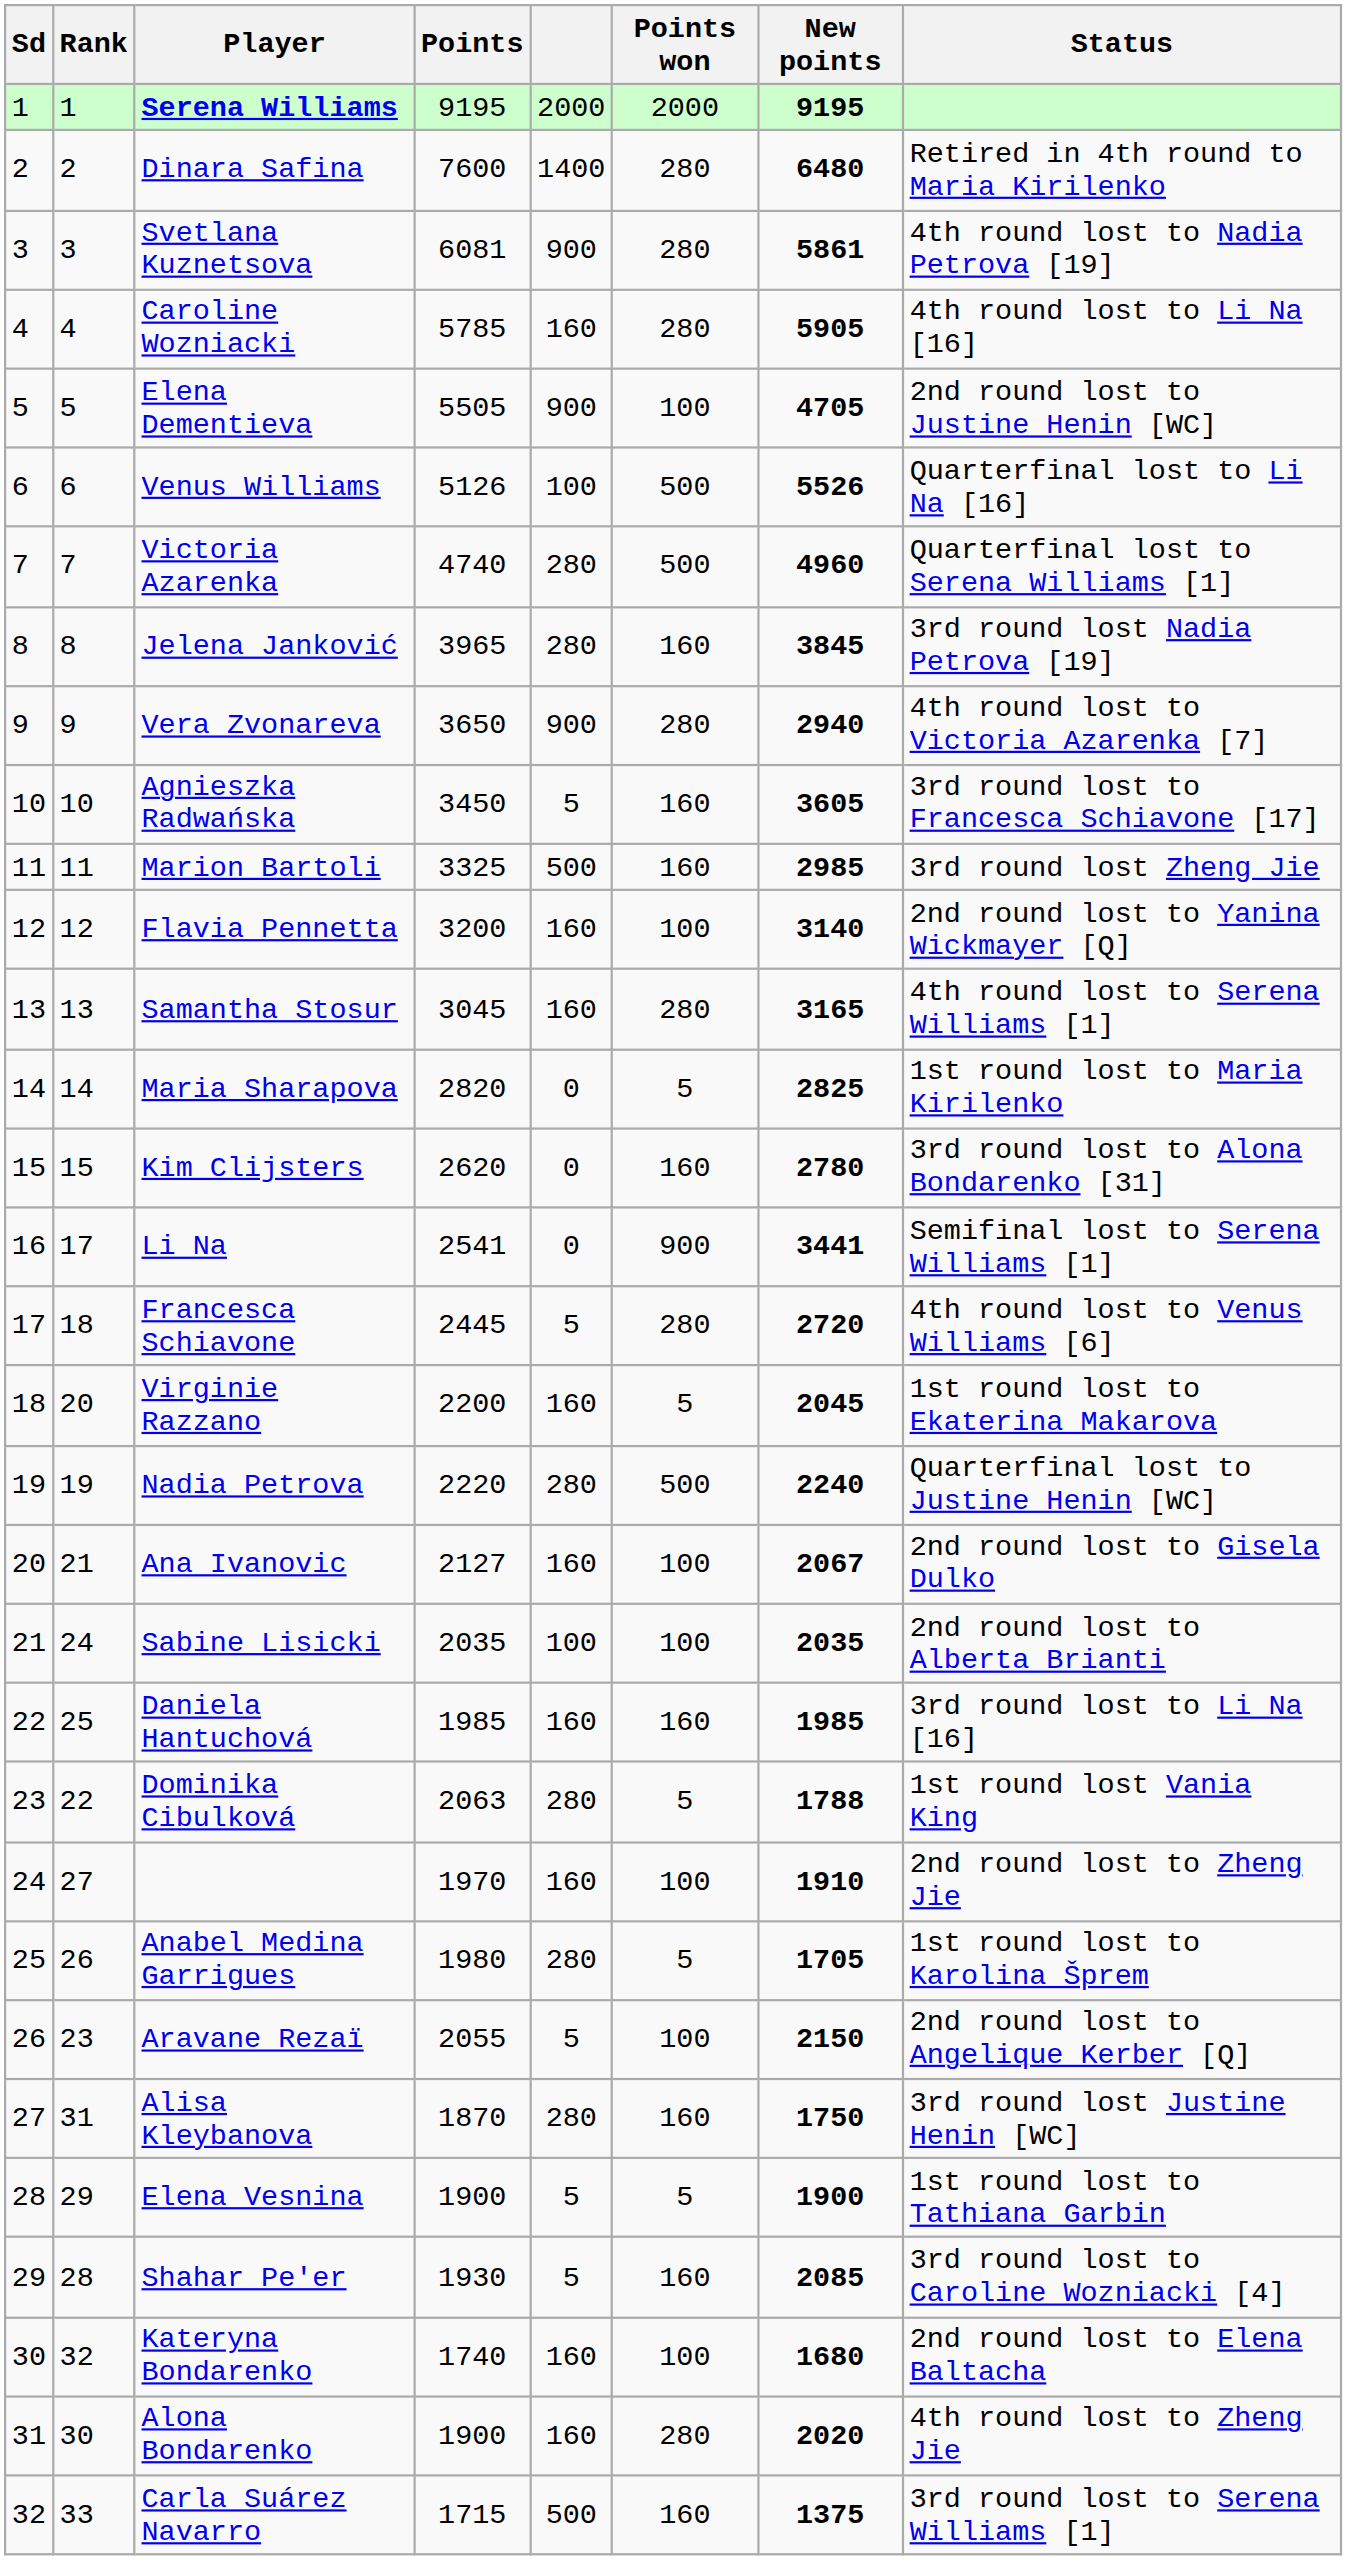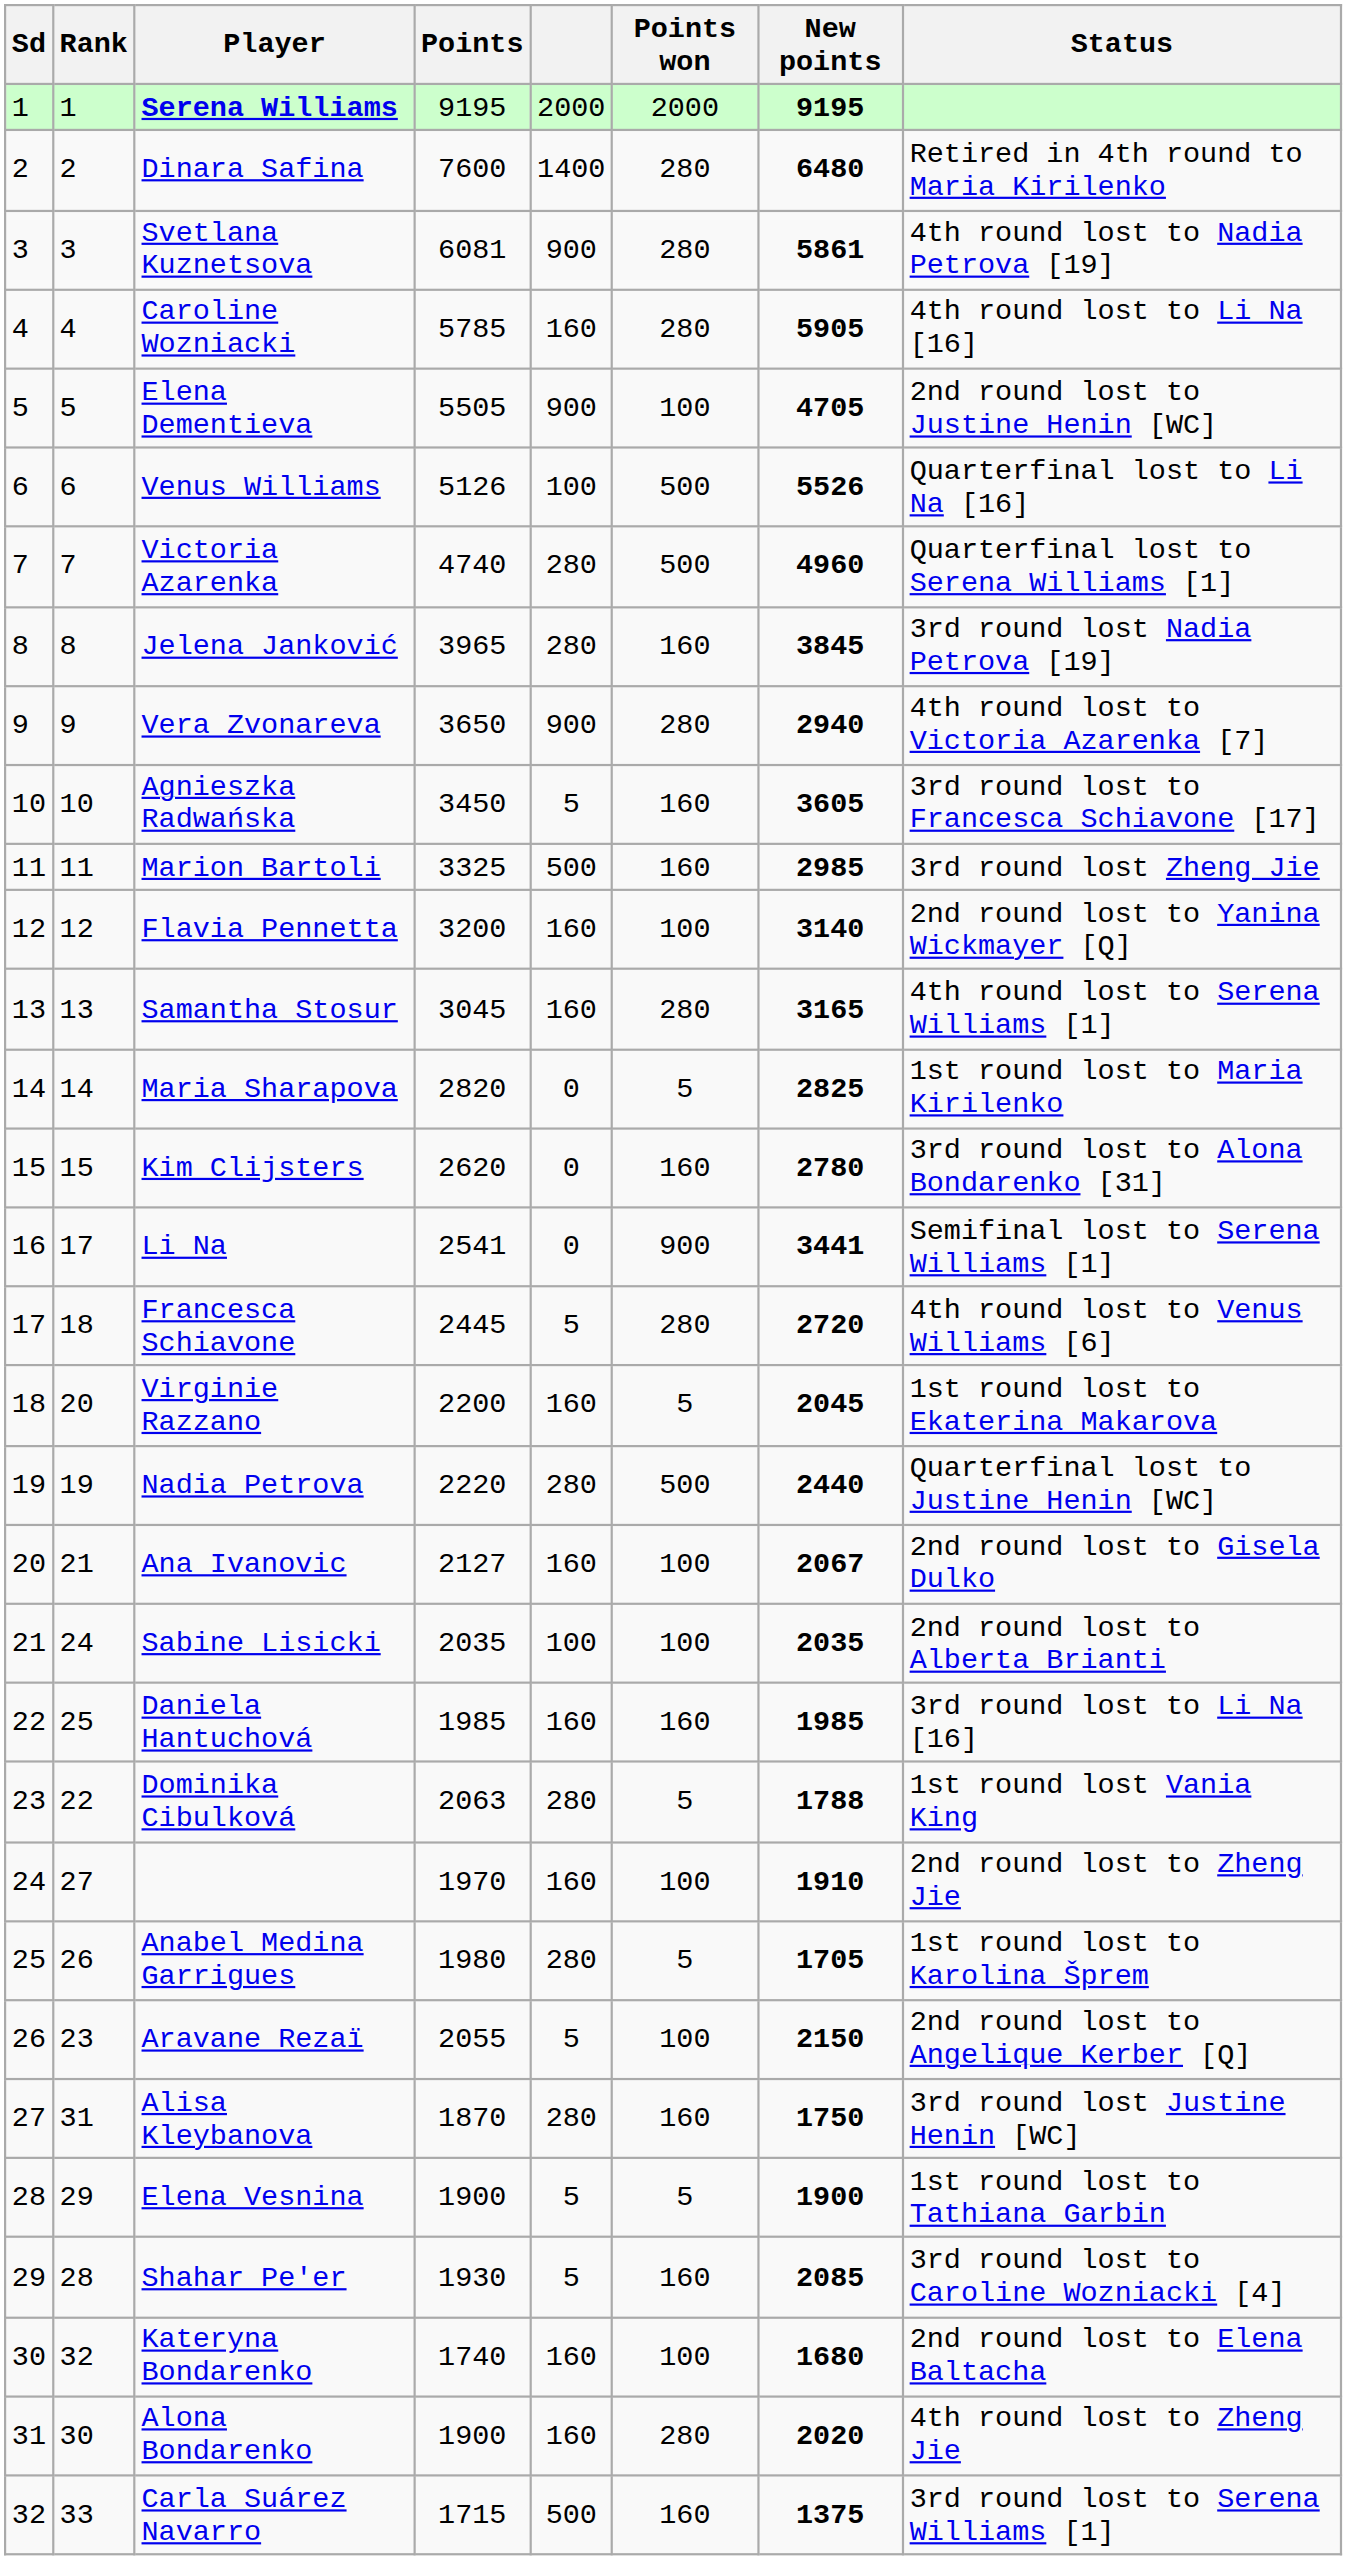(830, 1485) 2240 -> (830, 1485) 2440
